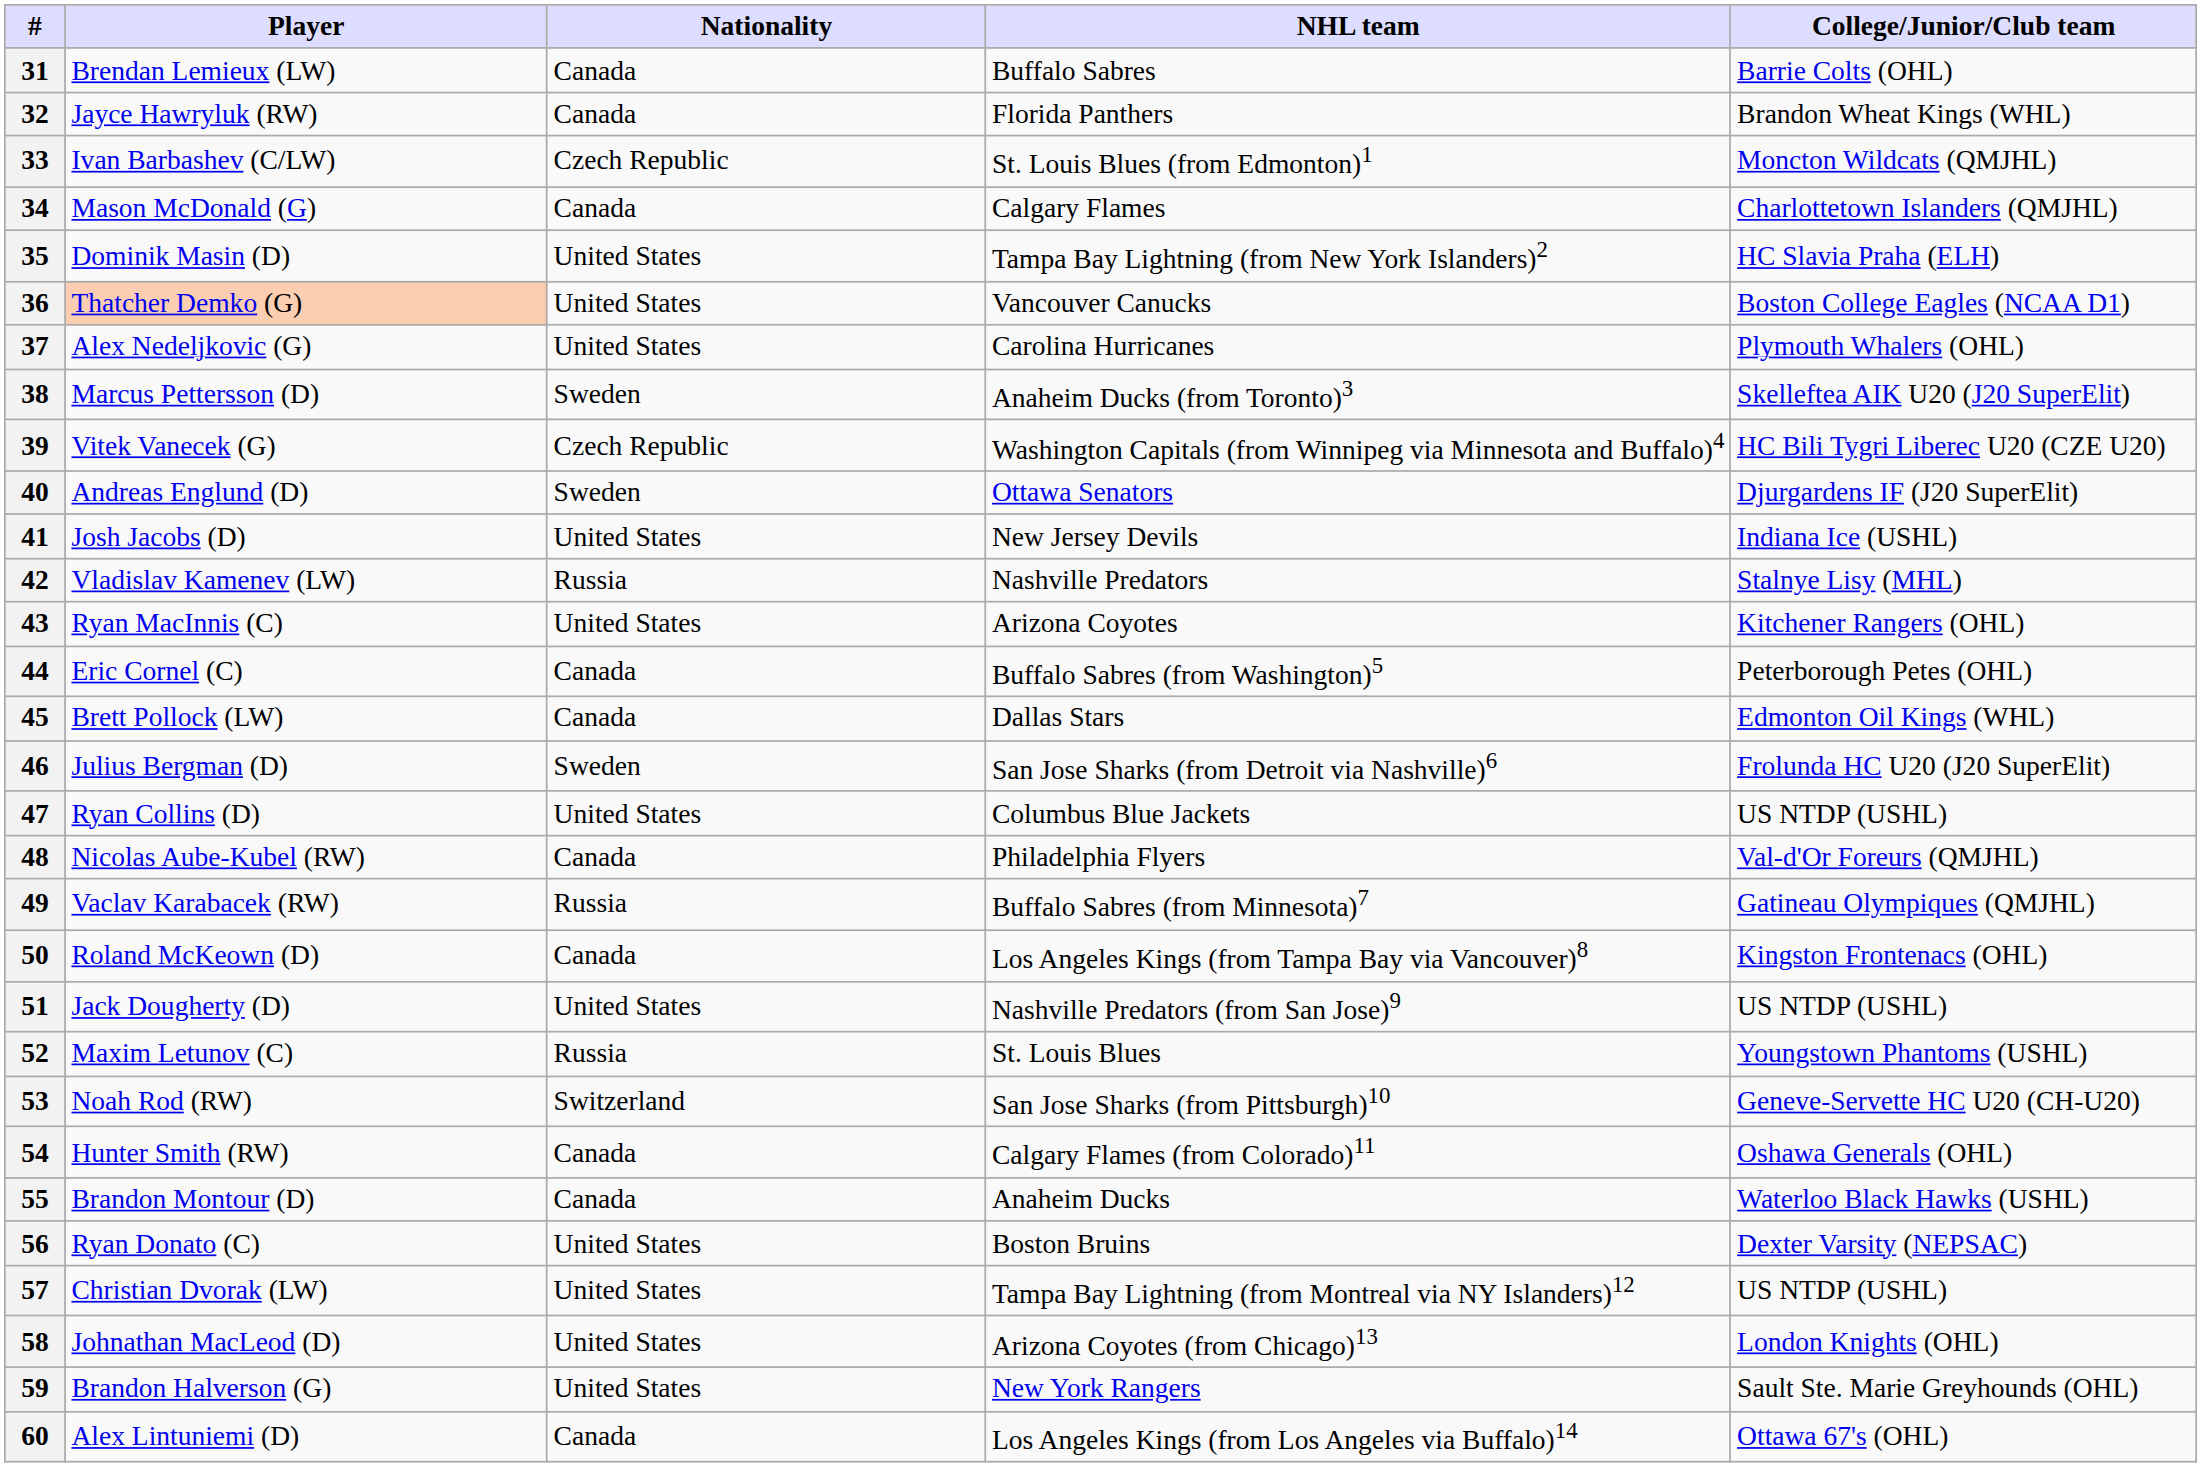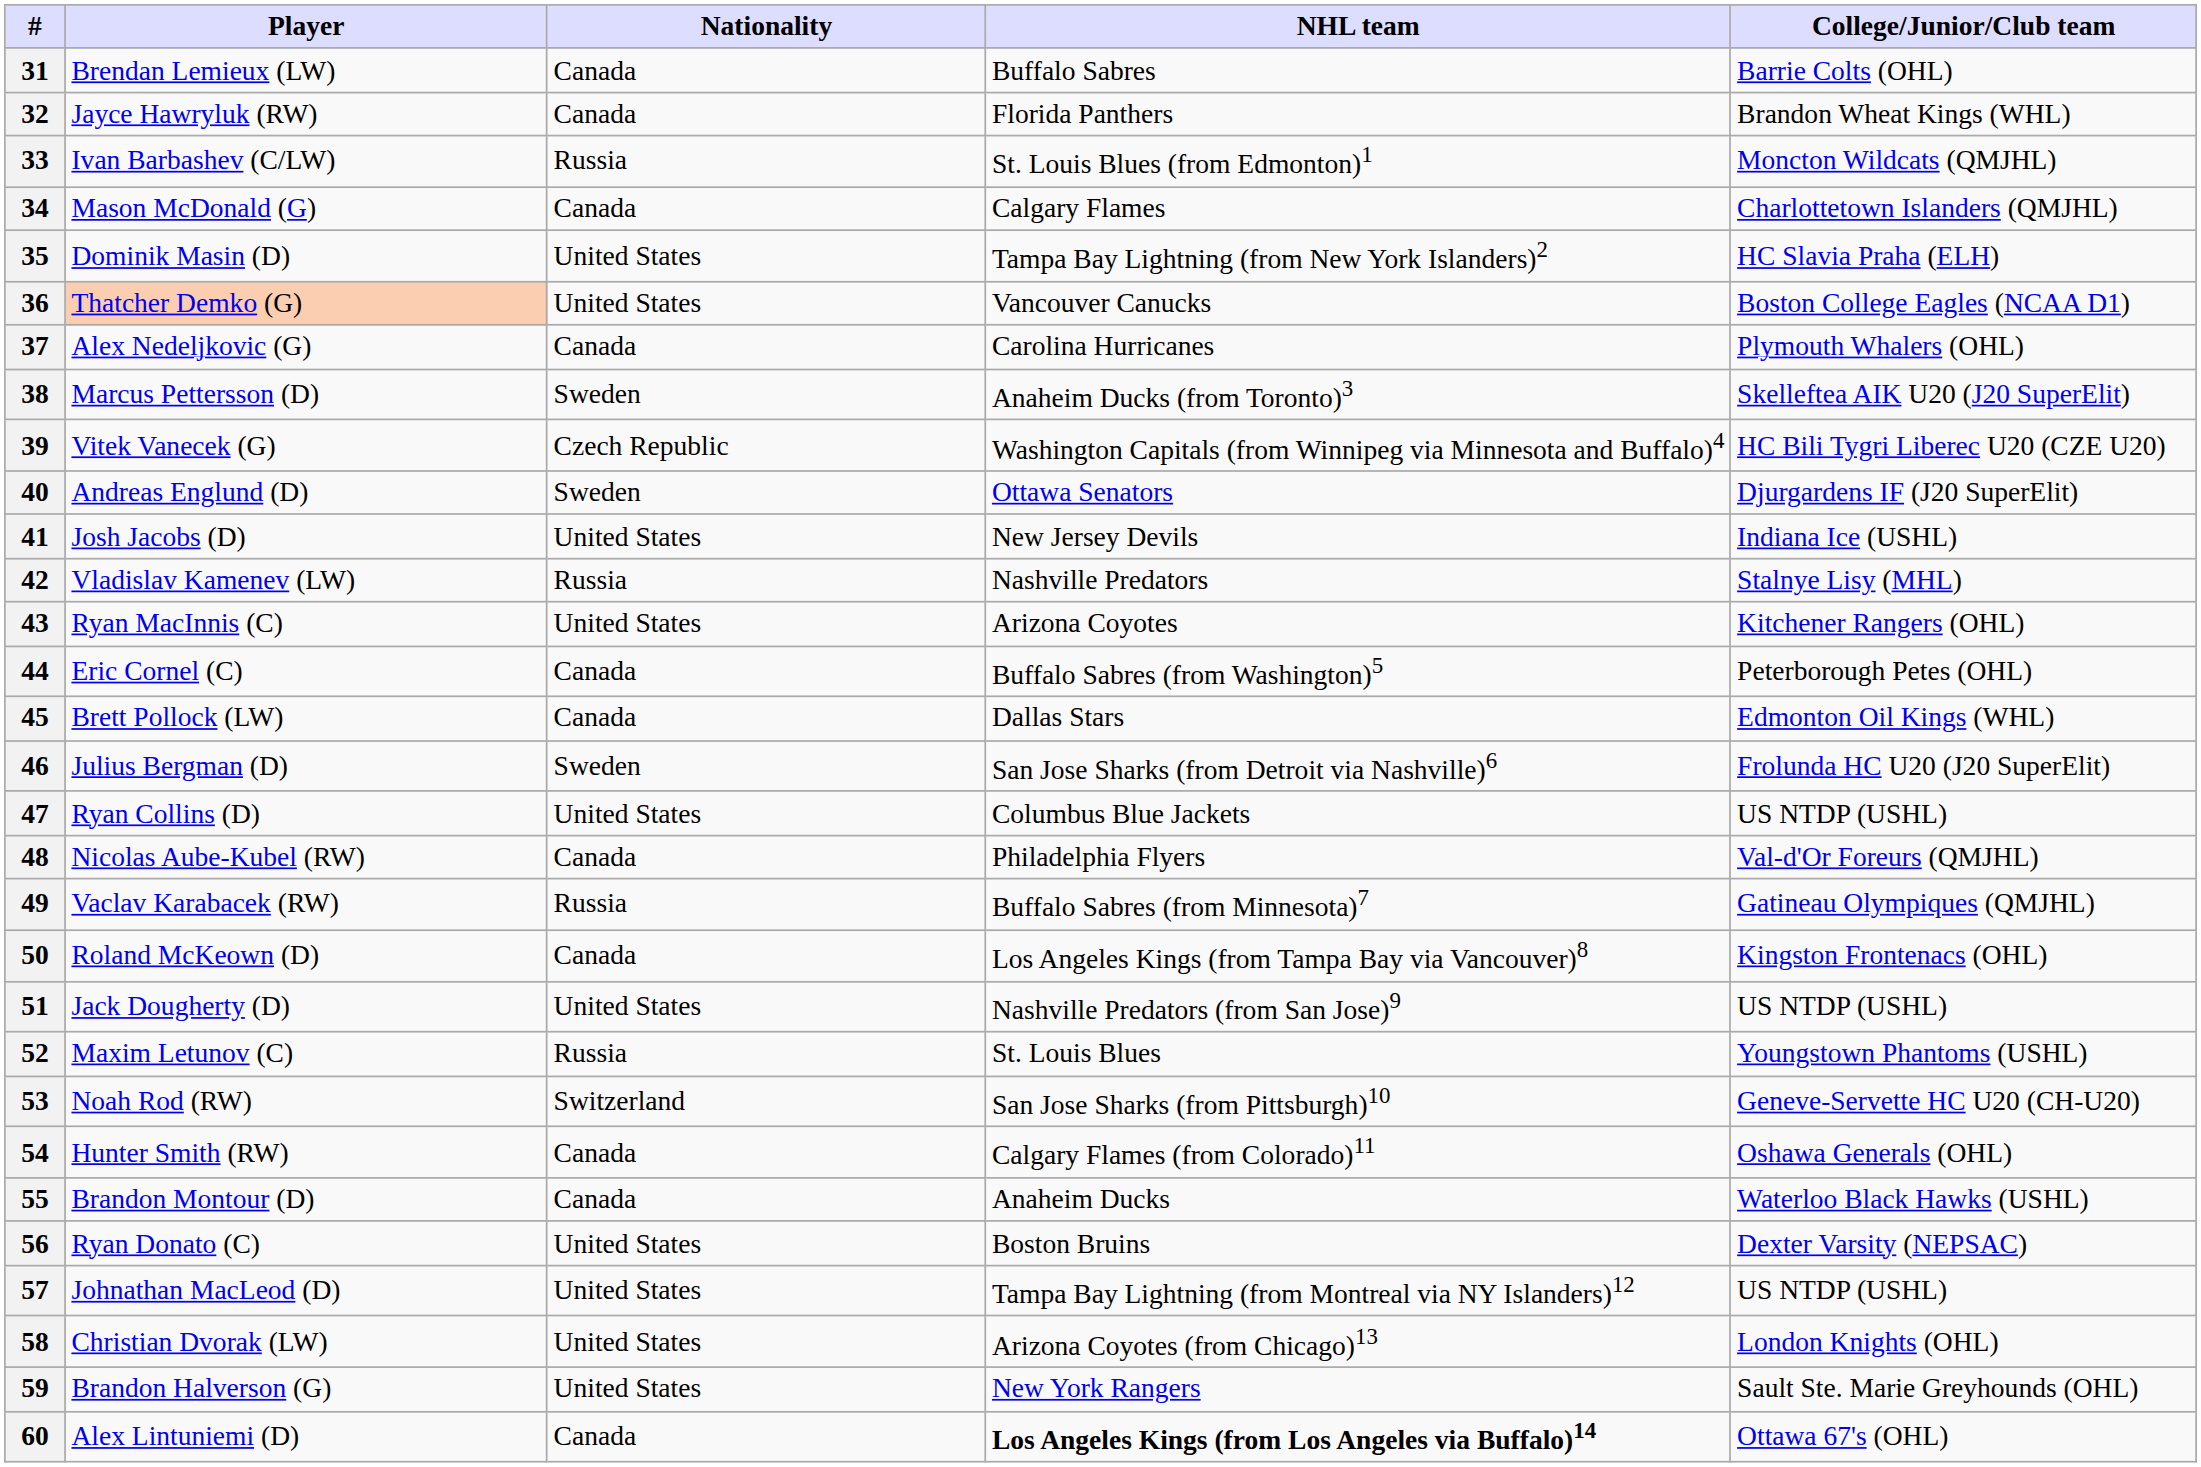(641, 160) Czech Republic -> (590, 160) Russia
(627, 346) United States -> (595, 346) Canada
(200, 1290) Christian Dvorak (LW) -> (206, 1290) Johnathan MacLeod (D)
(206, 1341) Johnathan MacLeod (D) -> (200, 1341) Christian Dvorak (LW)
(1285, 1436) normal -> (1294, 1436) bold
